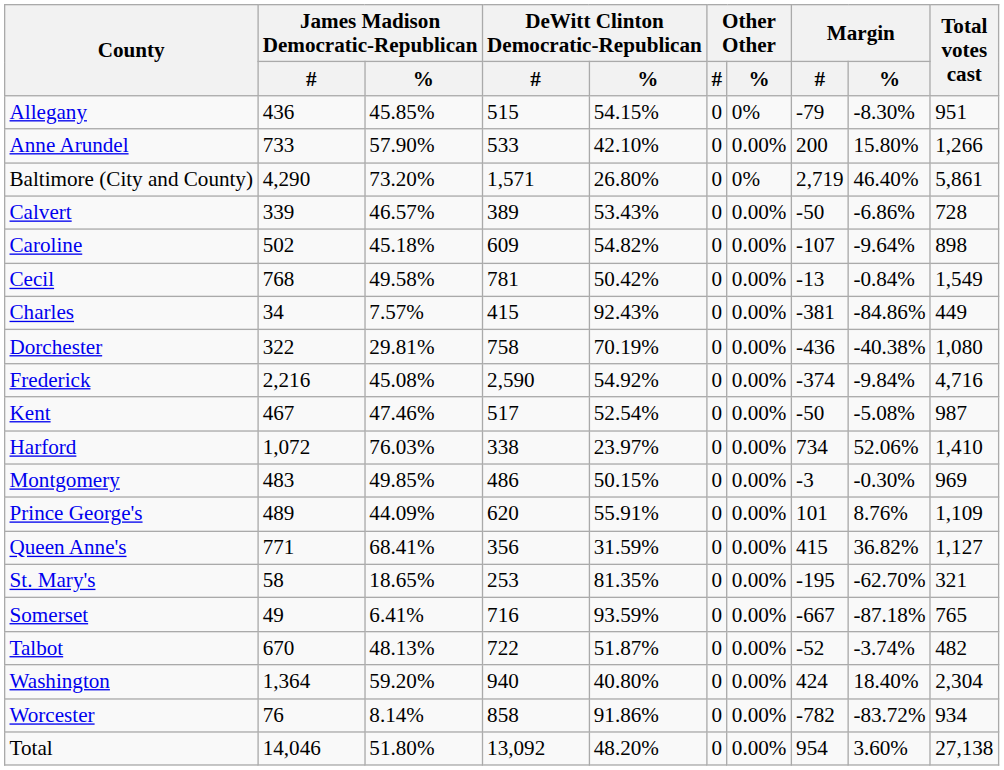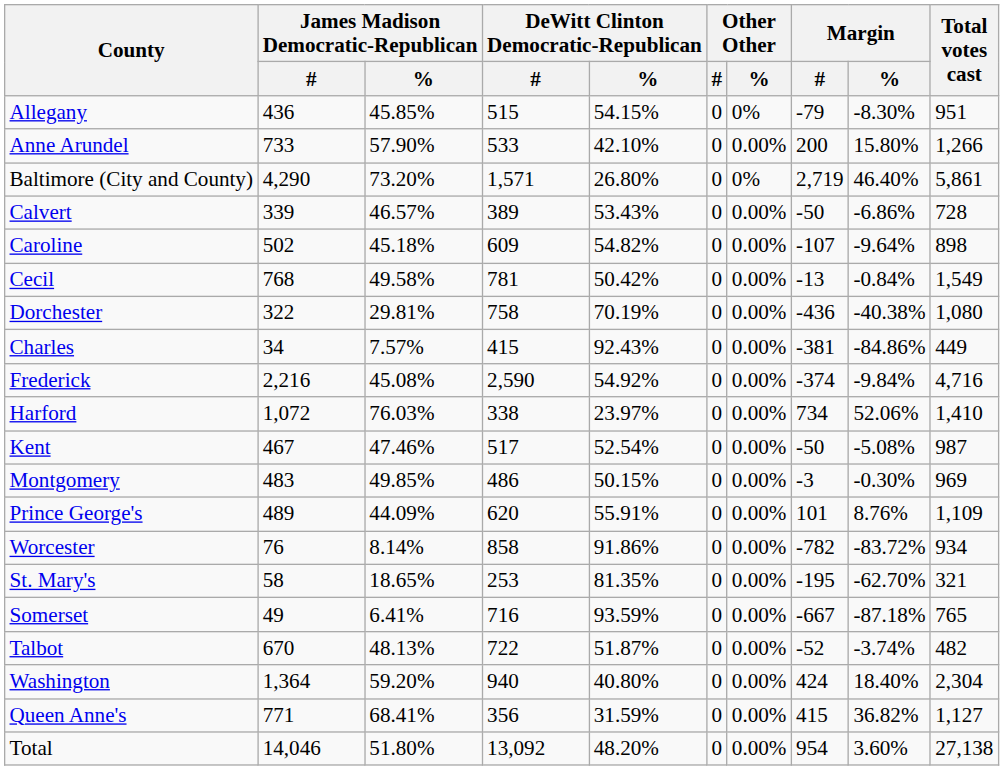rows swapped: (42, 312) <-> (56, 346)
rows swapped: (43, 446) <-> (30, 413)
rows swapped: (68, 547) <-> (52, 714)
